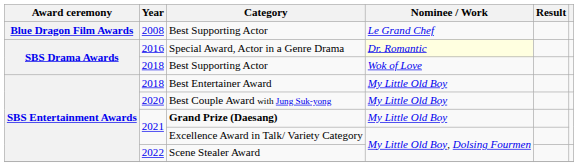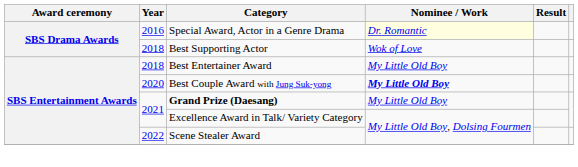- row: (153, 30)
(407, 100) normal -> (408, 83) bold
